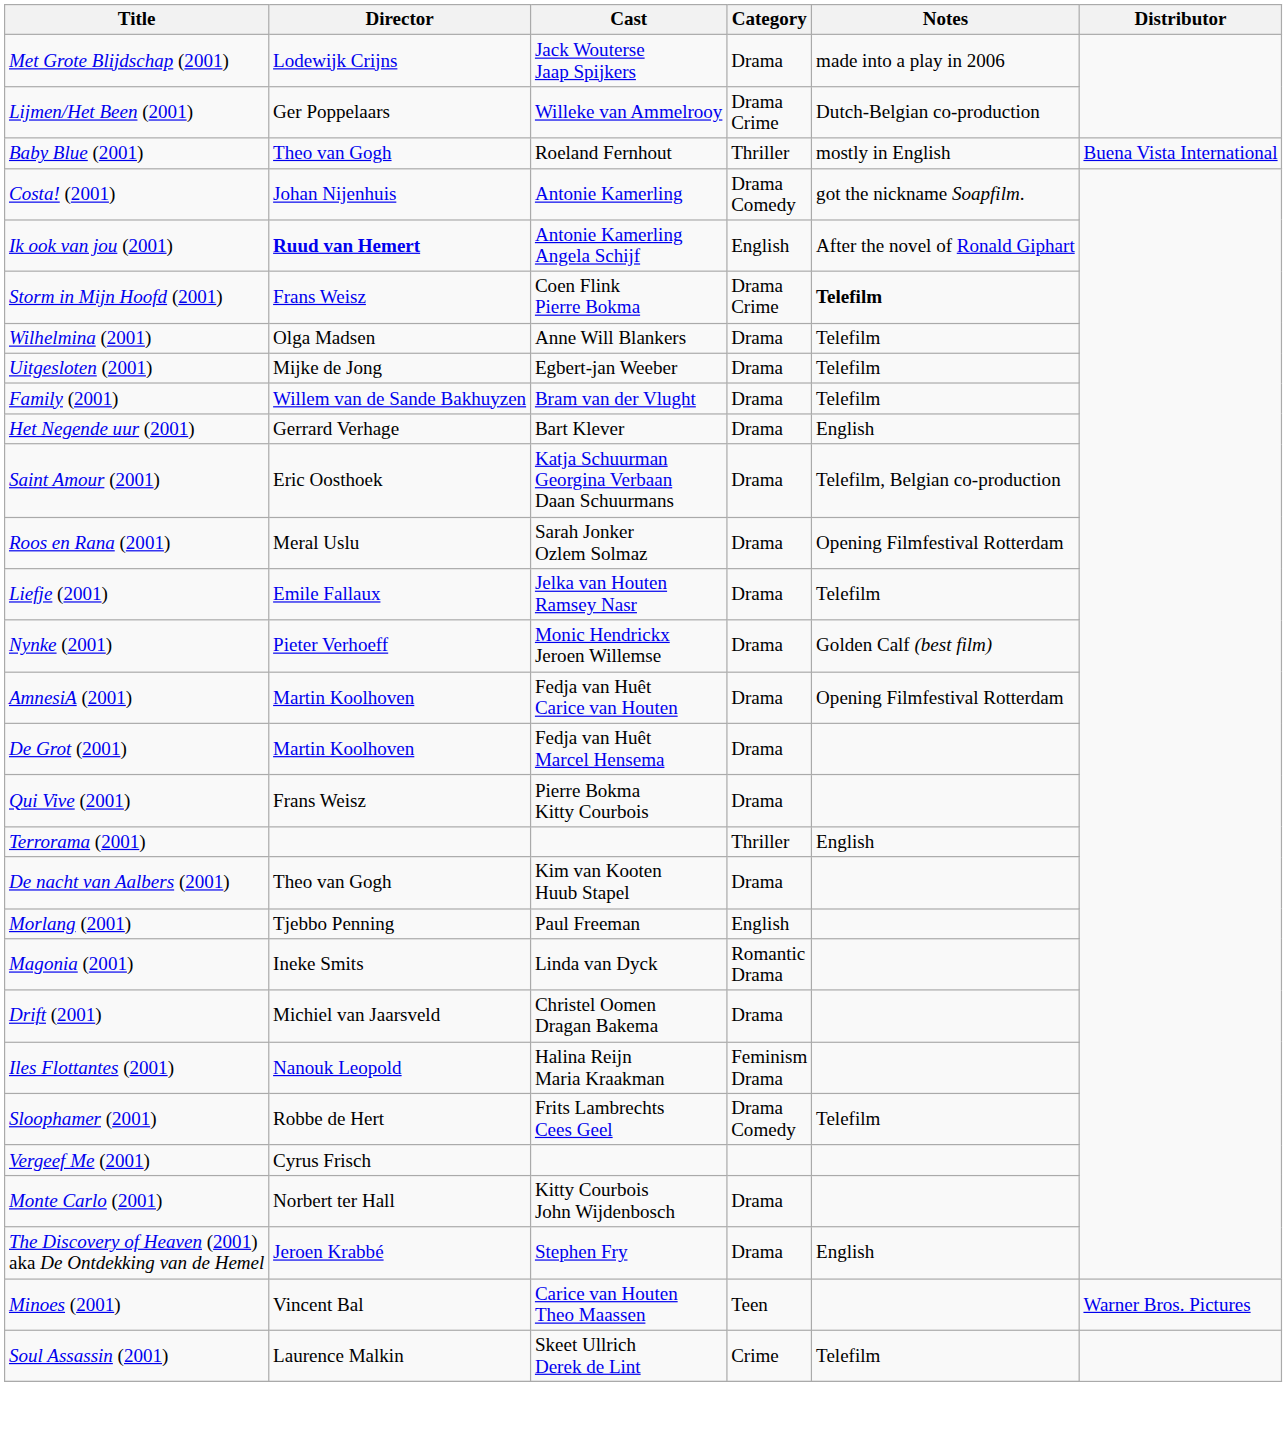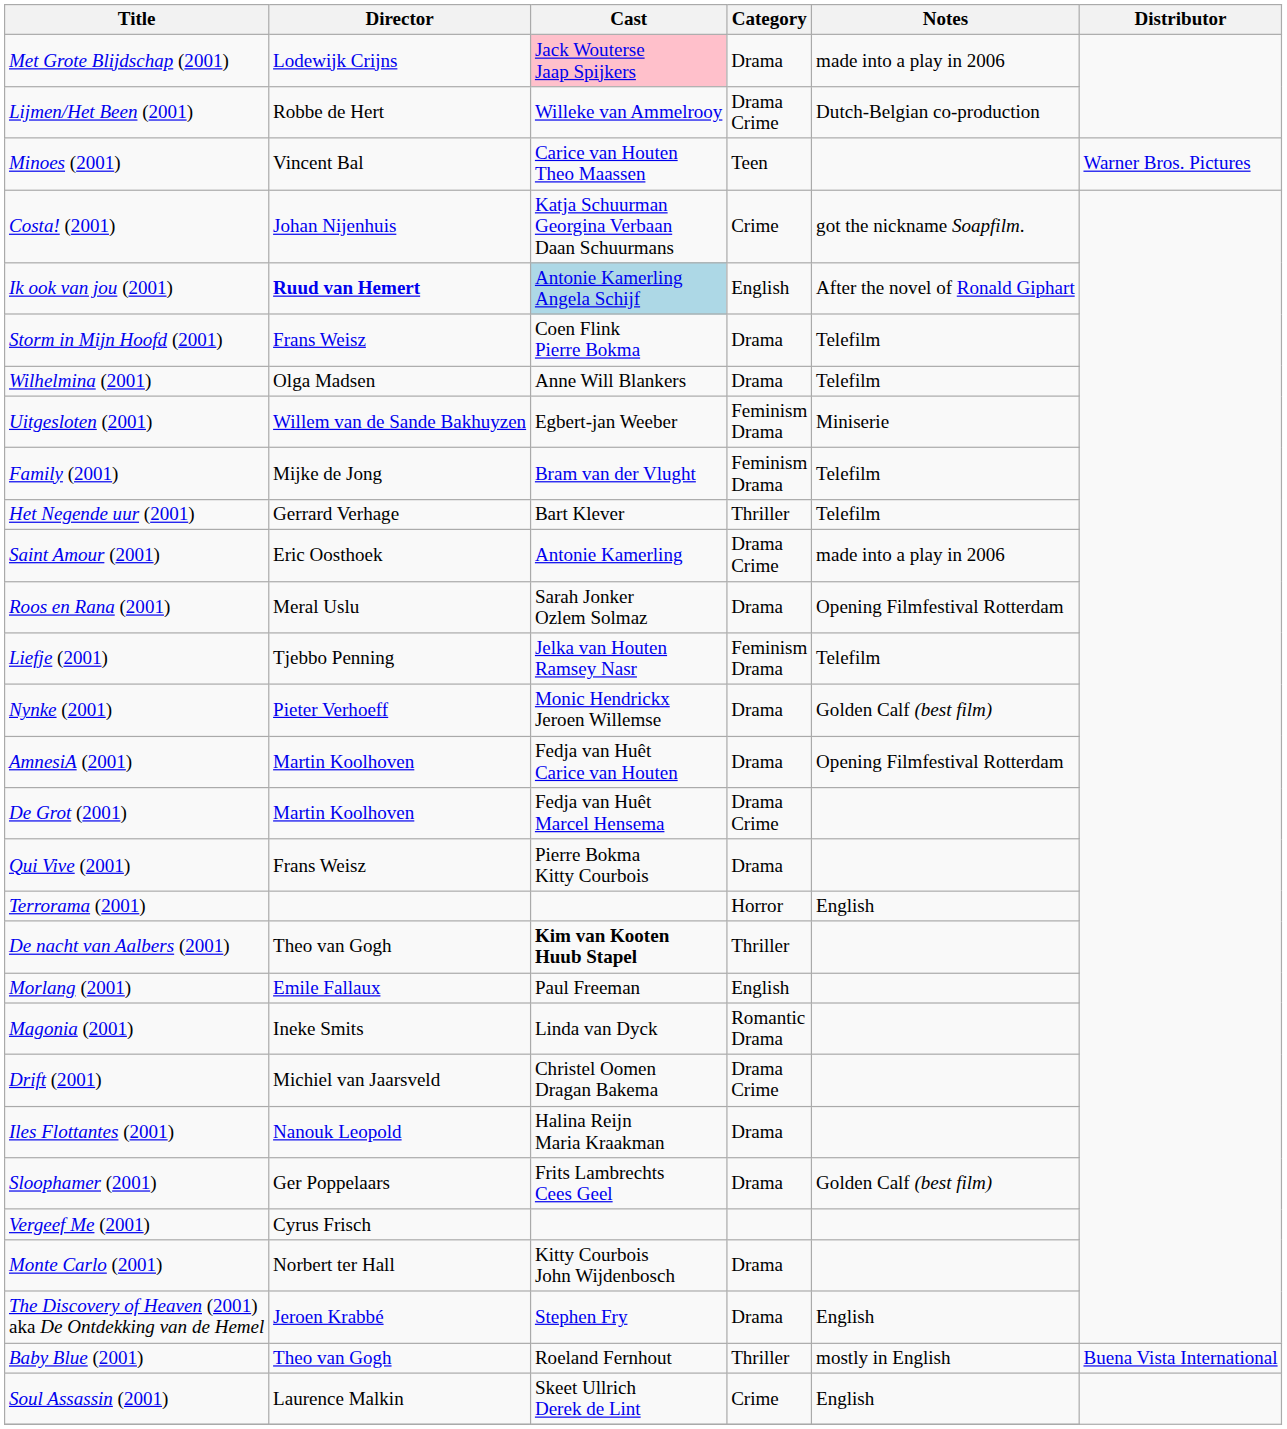(590, 60) no background -> (590, 60) pink background
(332, 112) Ger Poppelaars -> (329, 112) Robbe de Hert
rows swapped: (76, 153) <-> (65, 1304)
(609, 193) Antonie Kamerling -> (604, 226) Katja Schuurman Georgina Verbaan Daan Schuurmans
(763, 193) Drama Comedy -> (755, 226) Crime
(609, 245) no background -> (609, 288) lightblue background
(757, 297) Drama Crime -> (757, 340) Drama
(849, 297) bold -> (848, 340) normal
(328, 368) Mijke de Jong -> (400, 421) Willem van de Sande Bakhuyzen
(757, 368) Drama -> (769, 421) Feminism Drama
(848, 368) Telefilm -> (853, 421) Miniserie
(400, 398) Willem van de Sande Bakhuyzen -> (328, 473) Mijke de Jong
(757, 398) Drama -> (769, 473) Feminism Drama
(757, 428) Drama -> (760, 514) Thriller
(845, 428) English -> (848, 514) Telefilm
(604, 480) Katja Schuurman Georgina Verbaan Daan Schuurmans -> (609, 555) Antonie Kamerling
(757, 480) Drama -> (757, 555) Drama Crime
(938, 480) Telefilm, Belgian co-production -> (911, 555) made into a play in 2006
(327, 594) Emile Fallaux -> (334, 658) Tjebbo Penning
(757, 594) Drama -> (769, 658) Feminism Drama
(757, 749) Drama -> (757, 813) Drama Crime
(760, 841) Thriller -> (757, 905) Horror
(598, 882) normal -> (602, 946) bold
(757, 882) Drama -> (760, 946) Thriller
(334, 923) Tjebbo Penning -> (327, 987) Emile Fallaux
(757, 1015) Drama -> (757, 1080) Drama Crime
(769, 1067) Feminism Drama -> (757, 1131) Drama
(329, 1119) Robbe de Hert -> (332, 1183) Ger Poppelaars
(763, 1119) Drama Comedy -> (757, 1183) Drama
(848, 1119) Telefilm -> (904, 1183) Golden Calf (best film)
(848, 1355) Telefilm -> (845, 1398) English
